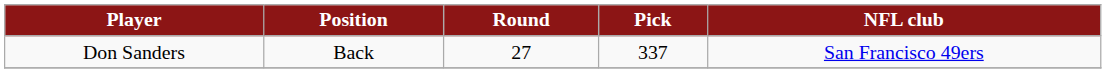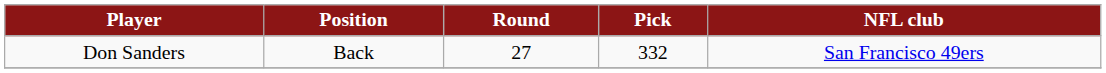(653, 51) 337 -> (653, 51) 332
